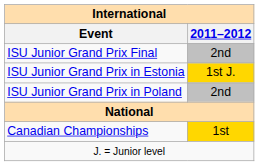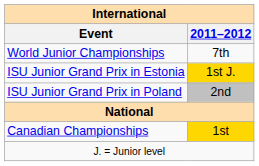+ row: (86, 53)
- row: (82, 53)
